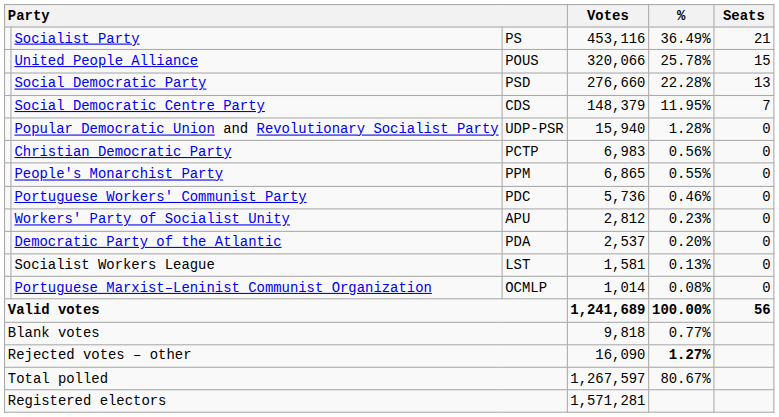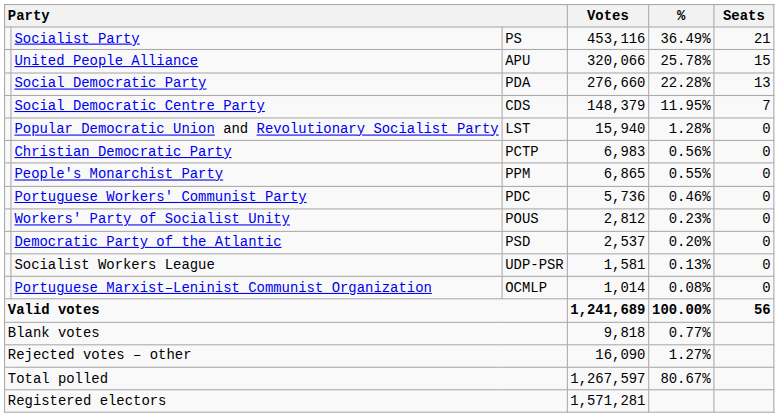(522, 61) POUS -> (518, 61) APU
(518, 84) PSD -> (518, 84) PDA
(534, 129) UDP-PSR -> (518, 129) LST
(518, 220) APU -> (522, 220) POUS
(518, 243) PDA -> (518, 243) PSD
(518, 265) LST -> (534, 265) UDP-PSR
(690, 356) bold -> (690, 356) normal
